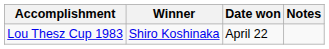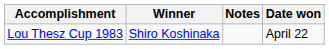columns swapped: (253, 14) <-> (304, 14)
